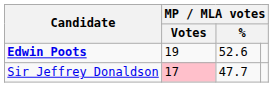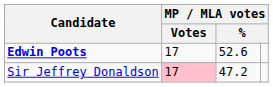(172, 53) 19 -> (172, 53) 17
(233, 73) 47.7 -> (233, 73) 47.2
